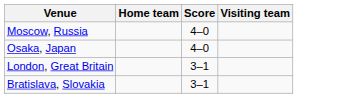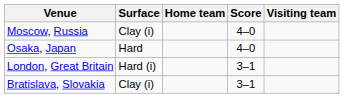+ column: (139, 13)
